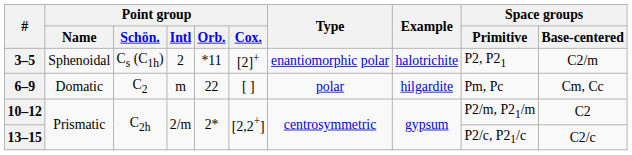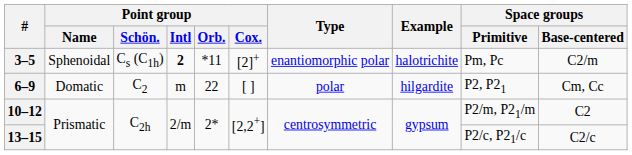(181, 60) normal -> (181, 60) bold
(485, 60) P2, P21 -> (484, 60) Pm, Pc
(484, 86) Pm, Pc -> (485, 86) P2, P21
